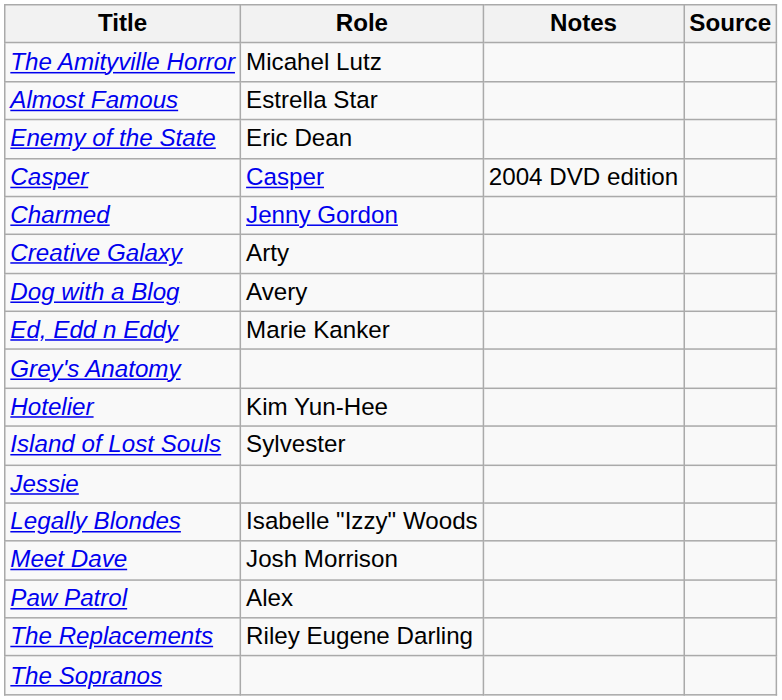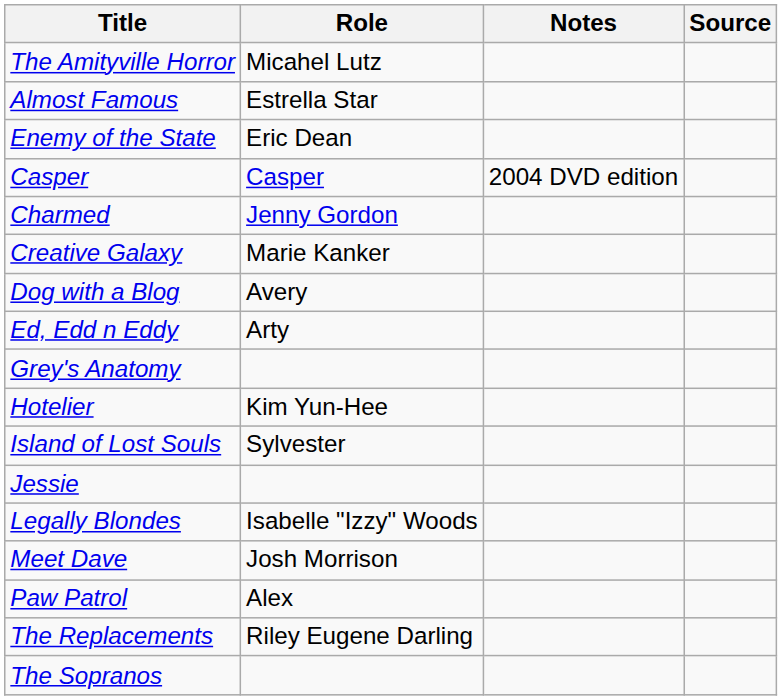(268, 253) Arty -> (318, 253) Marie Kanker
(318, 330) Marie Kanker -> (268, 330) Arty
